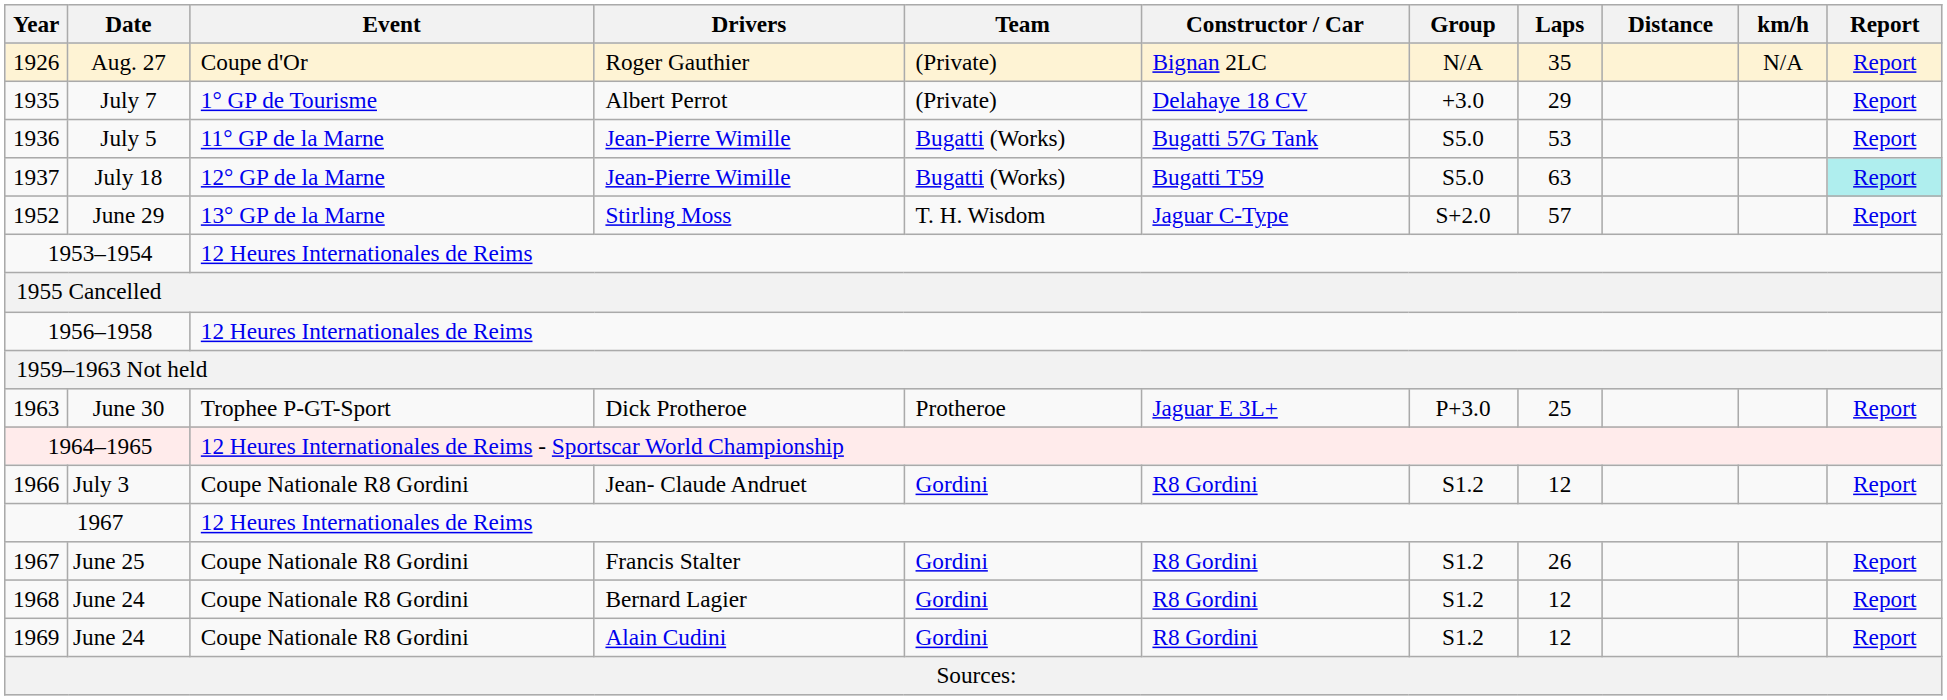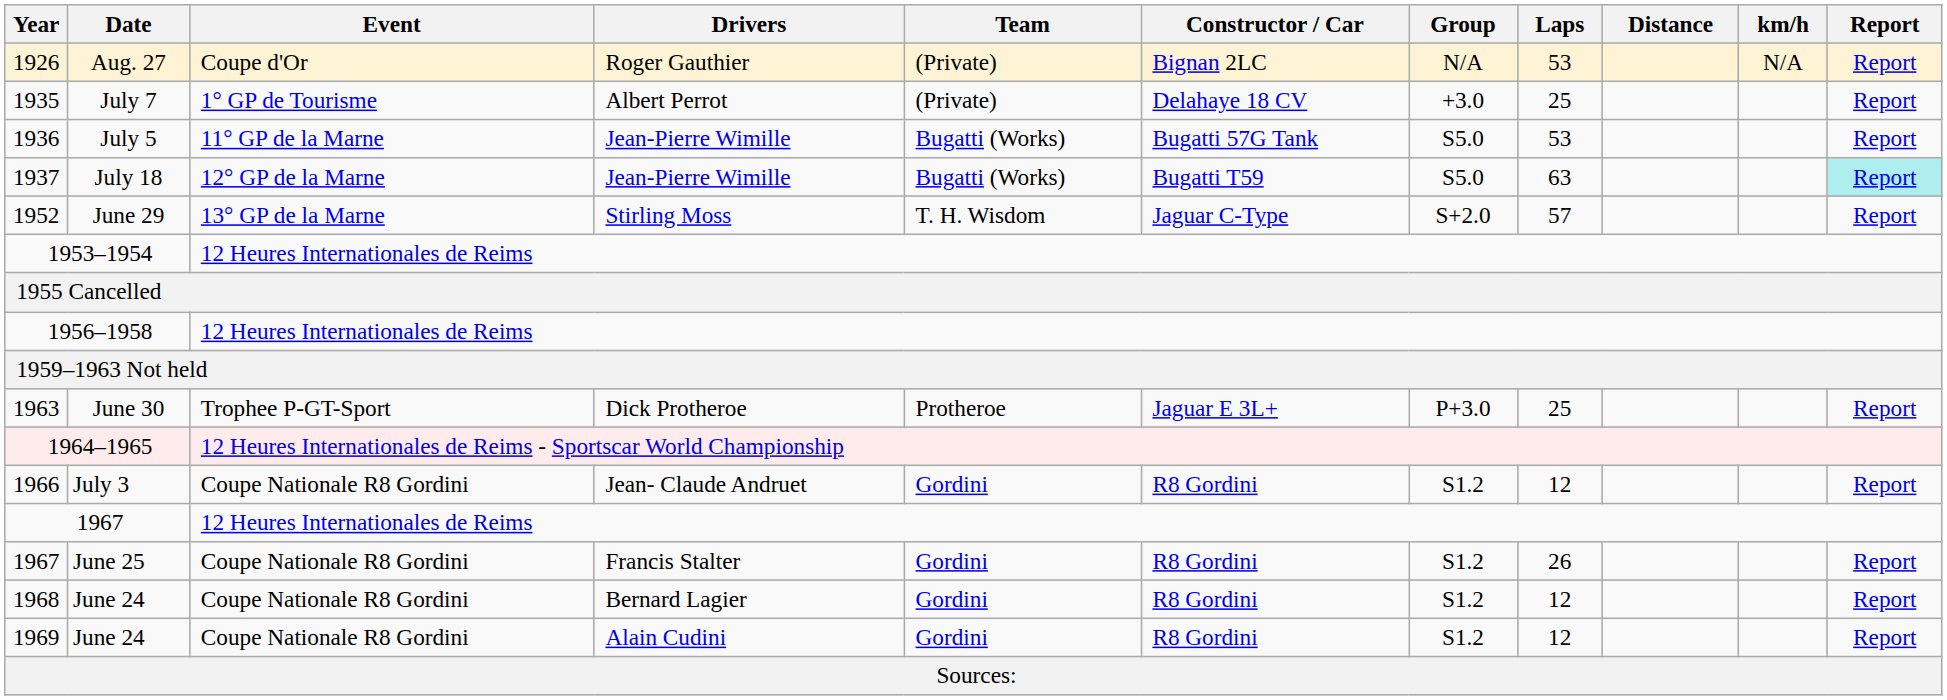(1560, 62) 35 -> (1560, 62) 53
(1560, 100) 29 -> (1560, 100) 25
